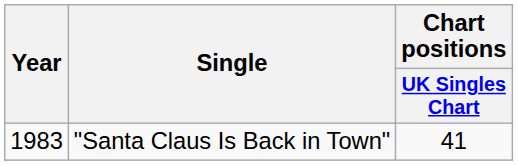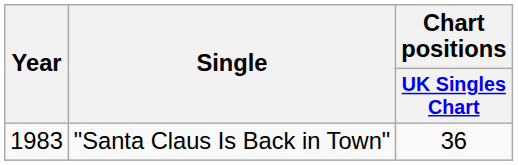(454, 141) 41 -> (454, 141) 36
